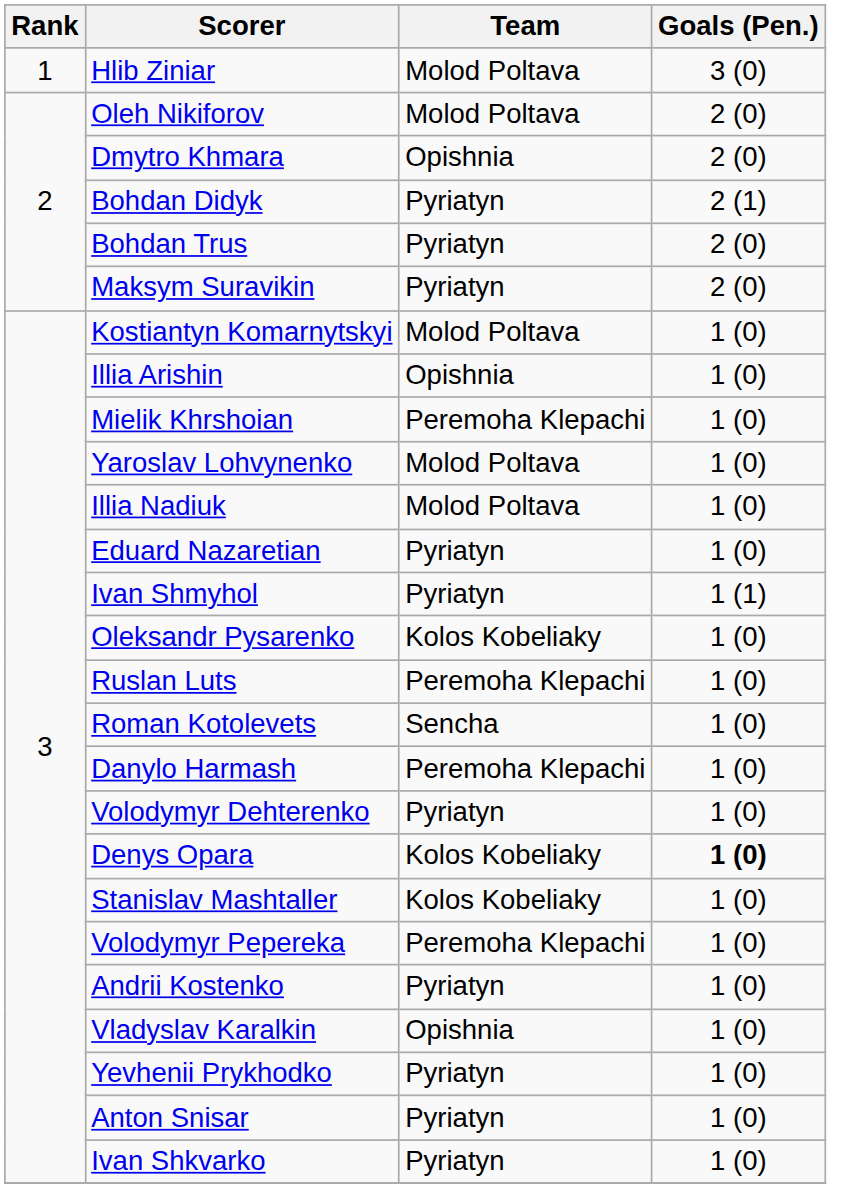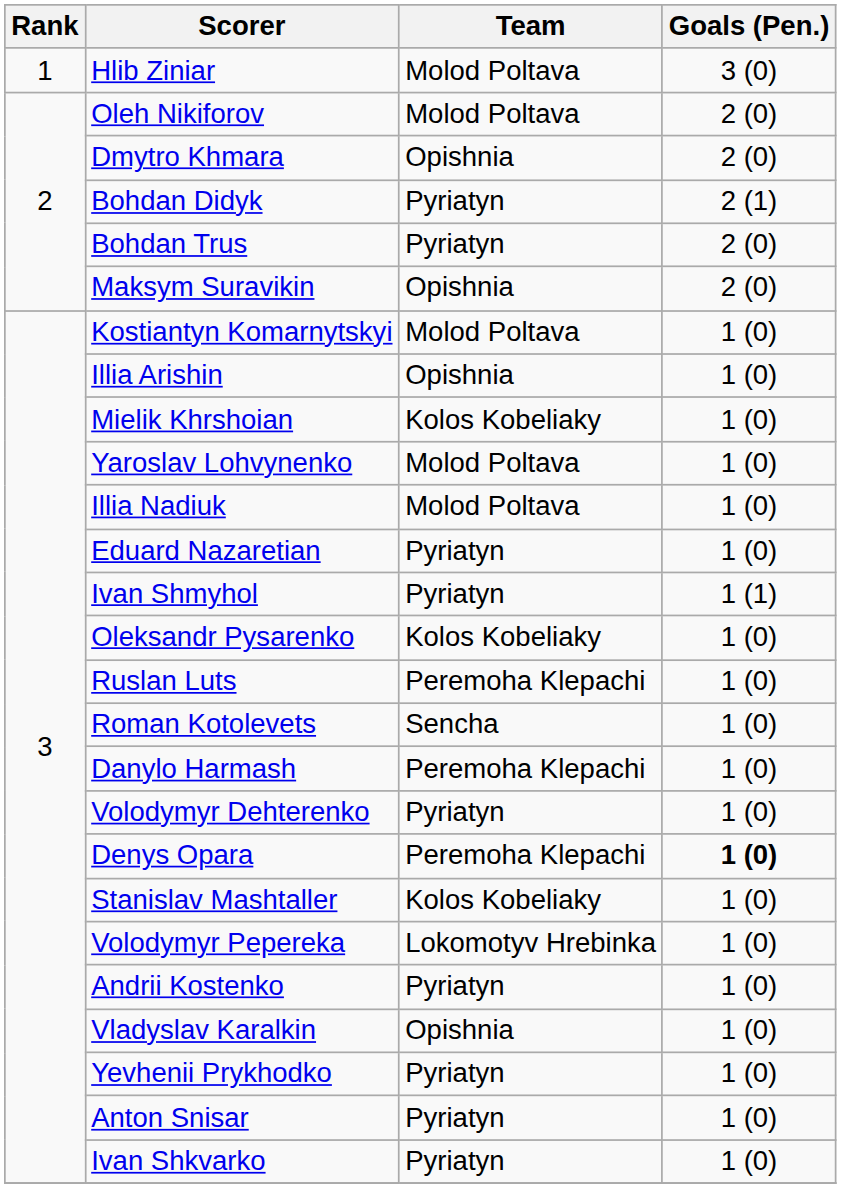(455, 288) Pyriatyn -> (460, 288) Opishnia
(525, 419) Peremoha Klepachi -> (503, 419) Kolos Kobeliaky
(503, 855) Kolos Kobeliaky -> (525, 855) Peremoha Klepachi
(525, 942) Peremoha Klepachi -> (531, 942) Lokomotyv Hrebinka
